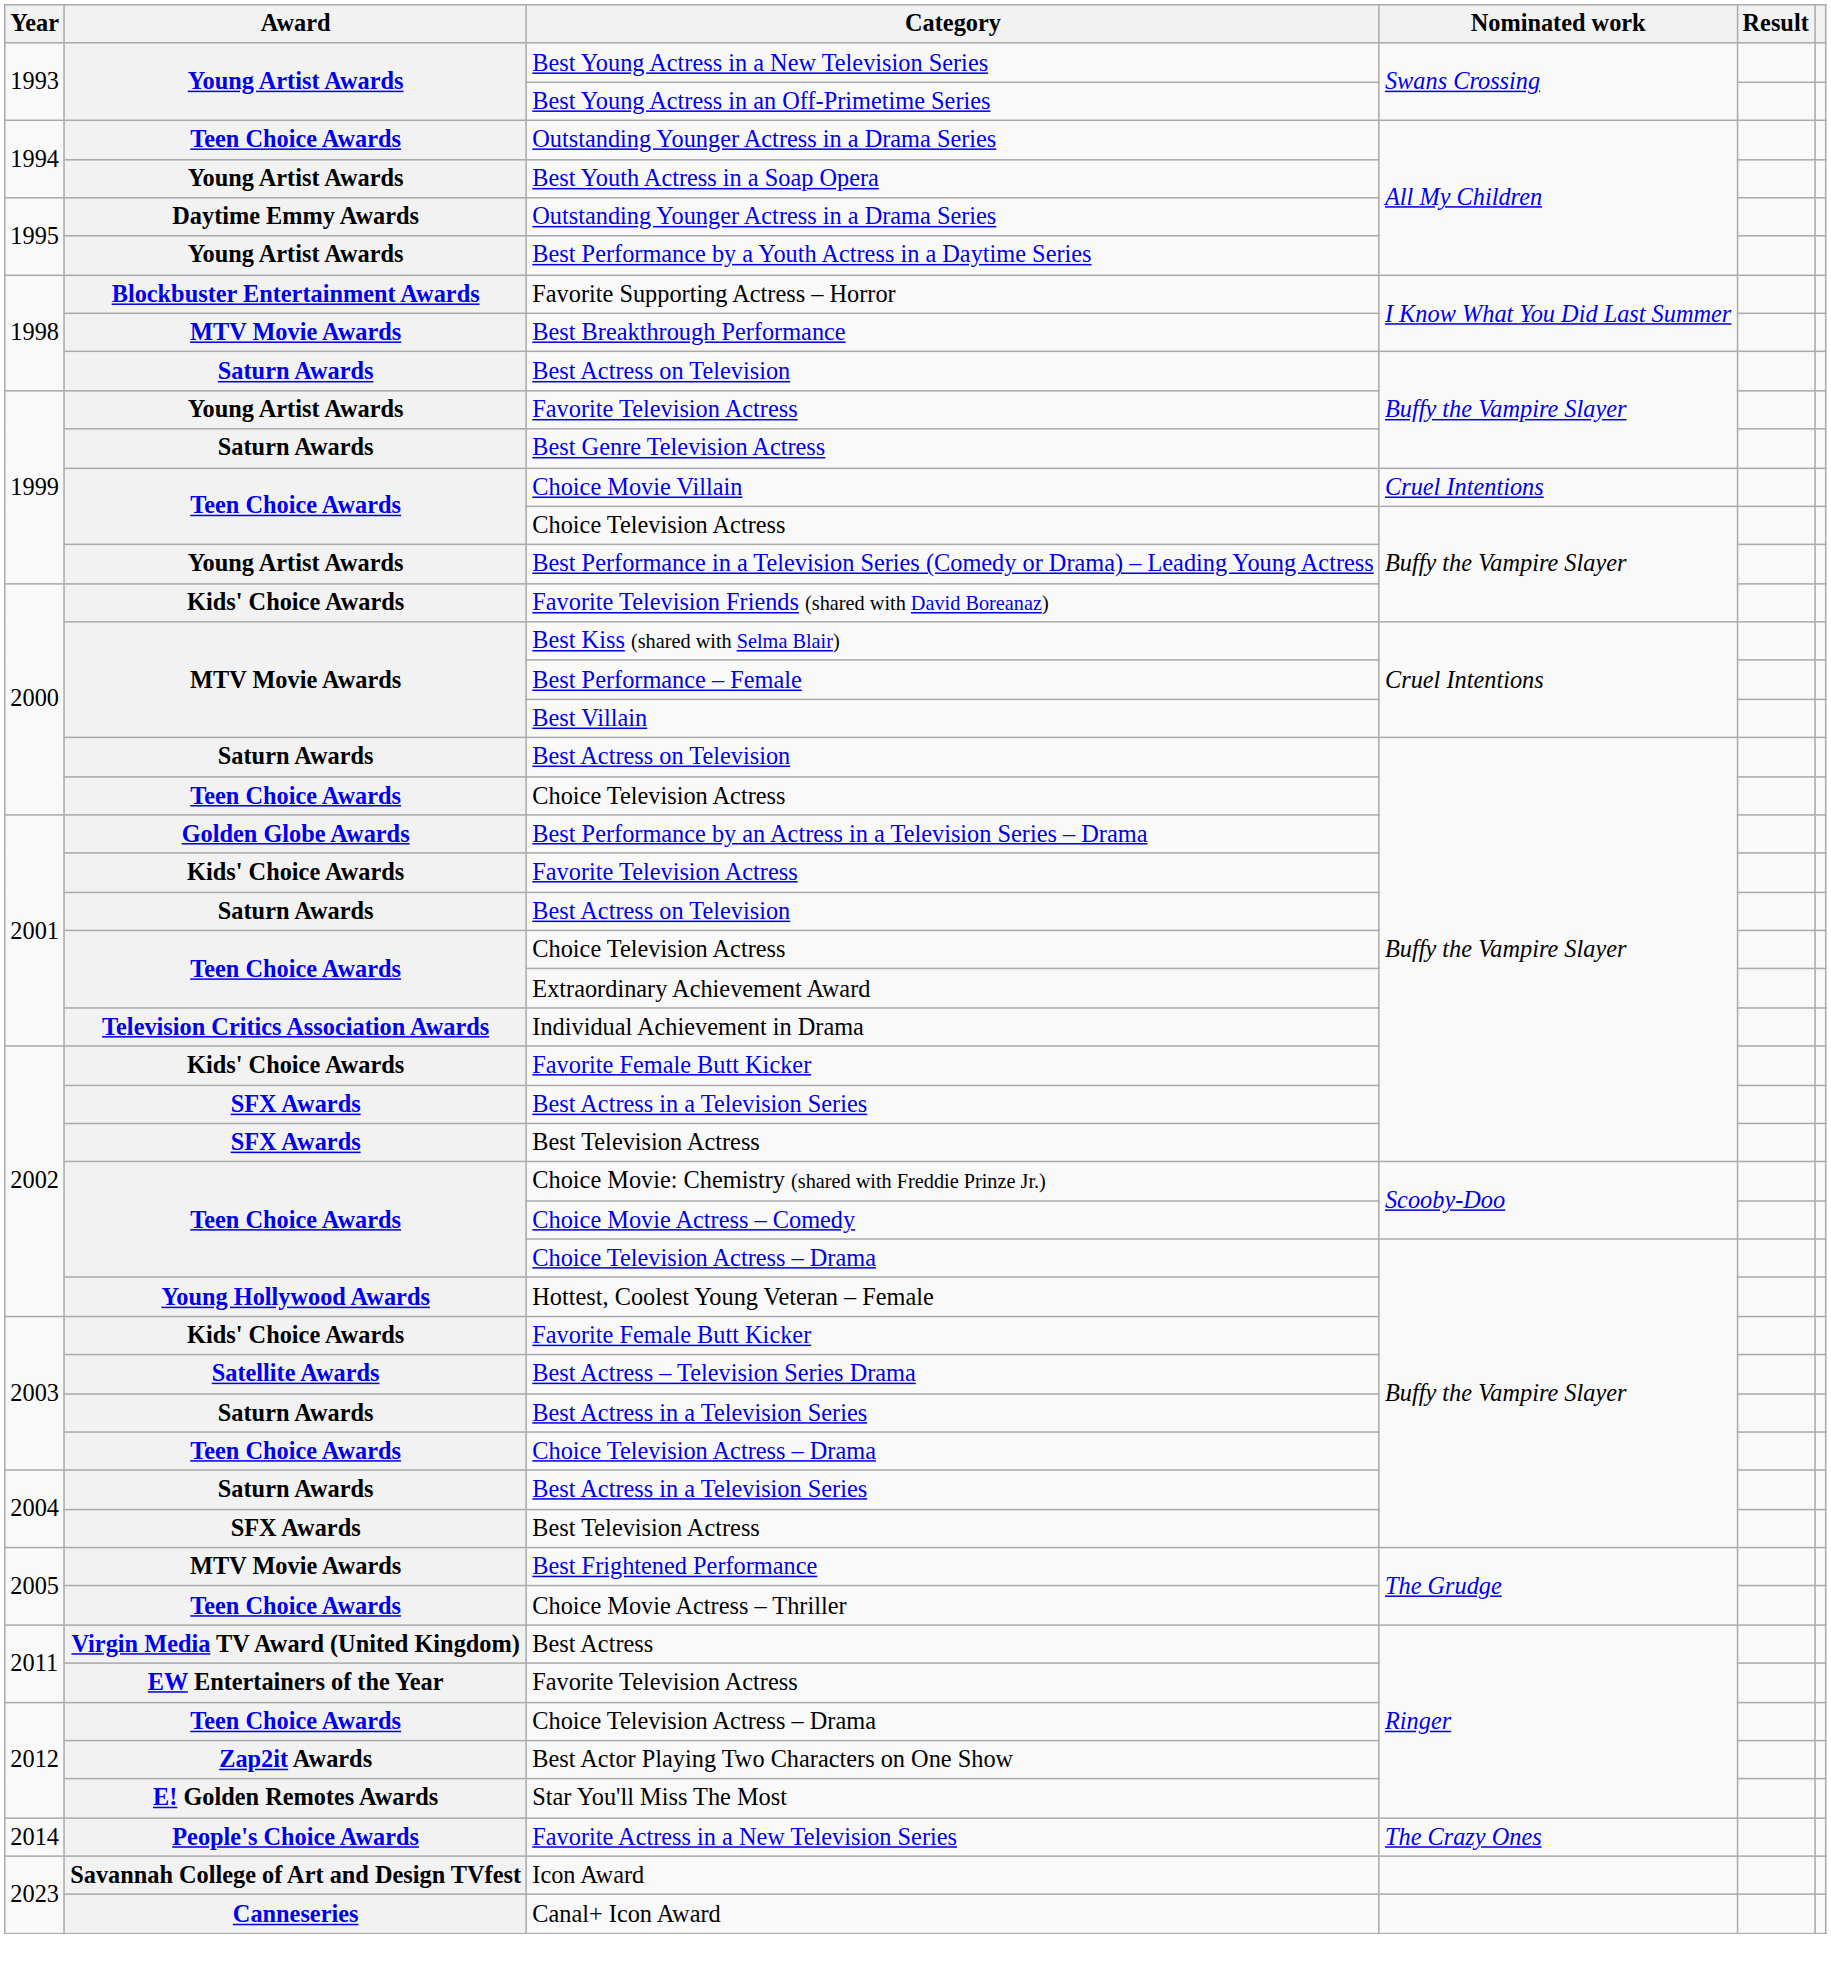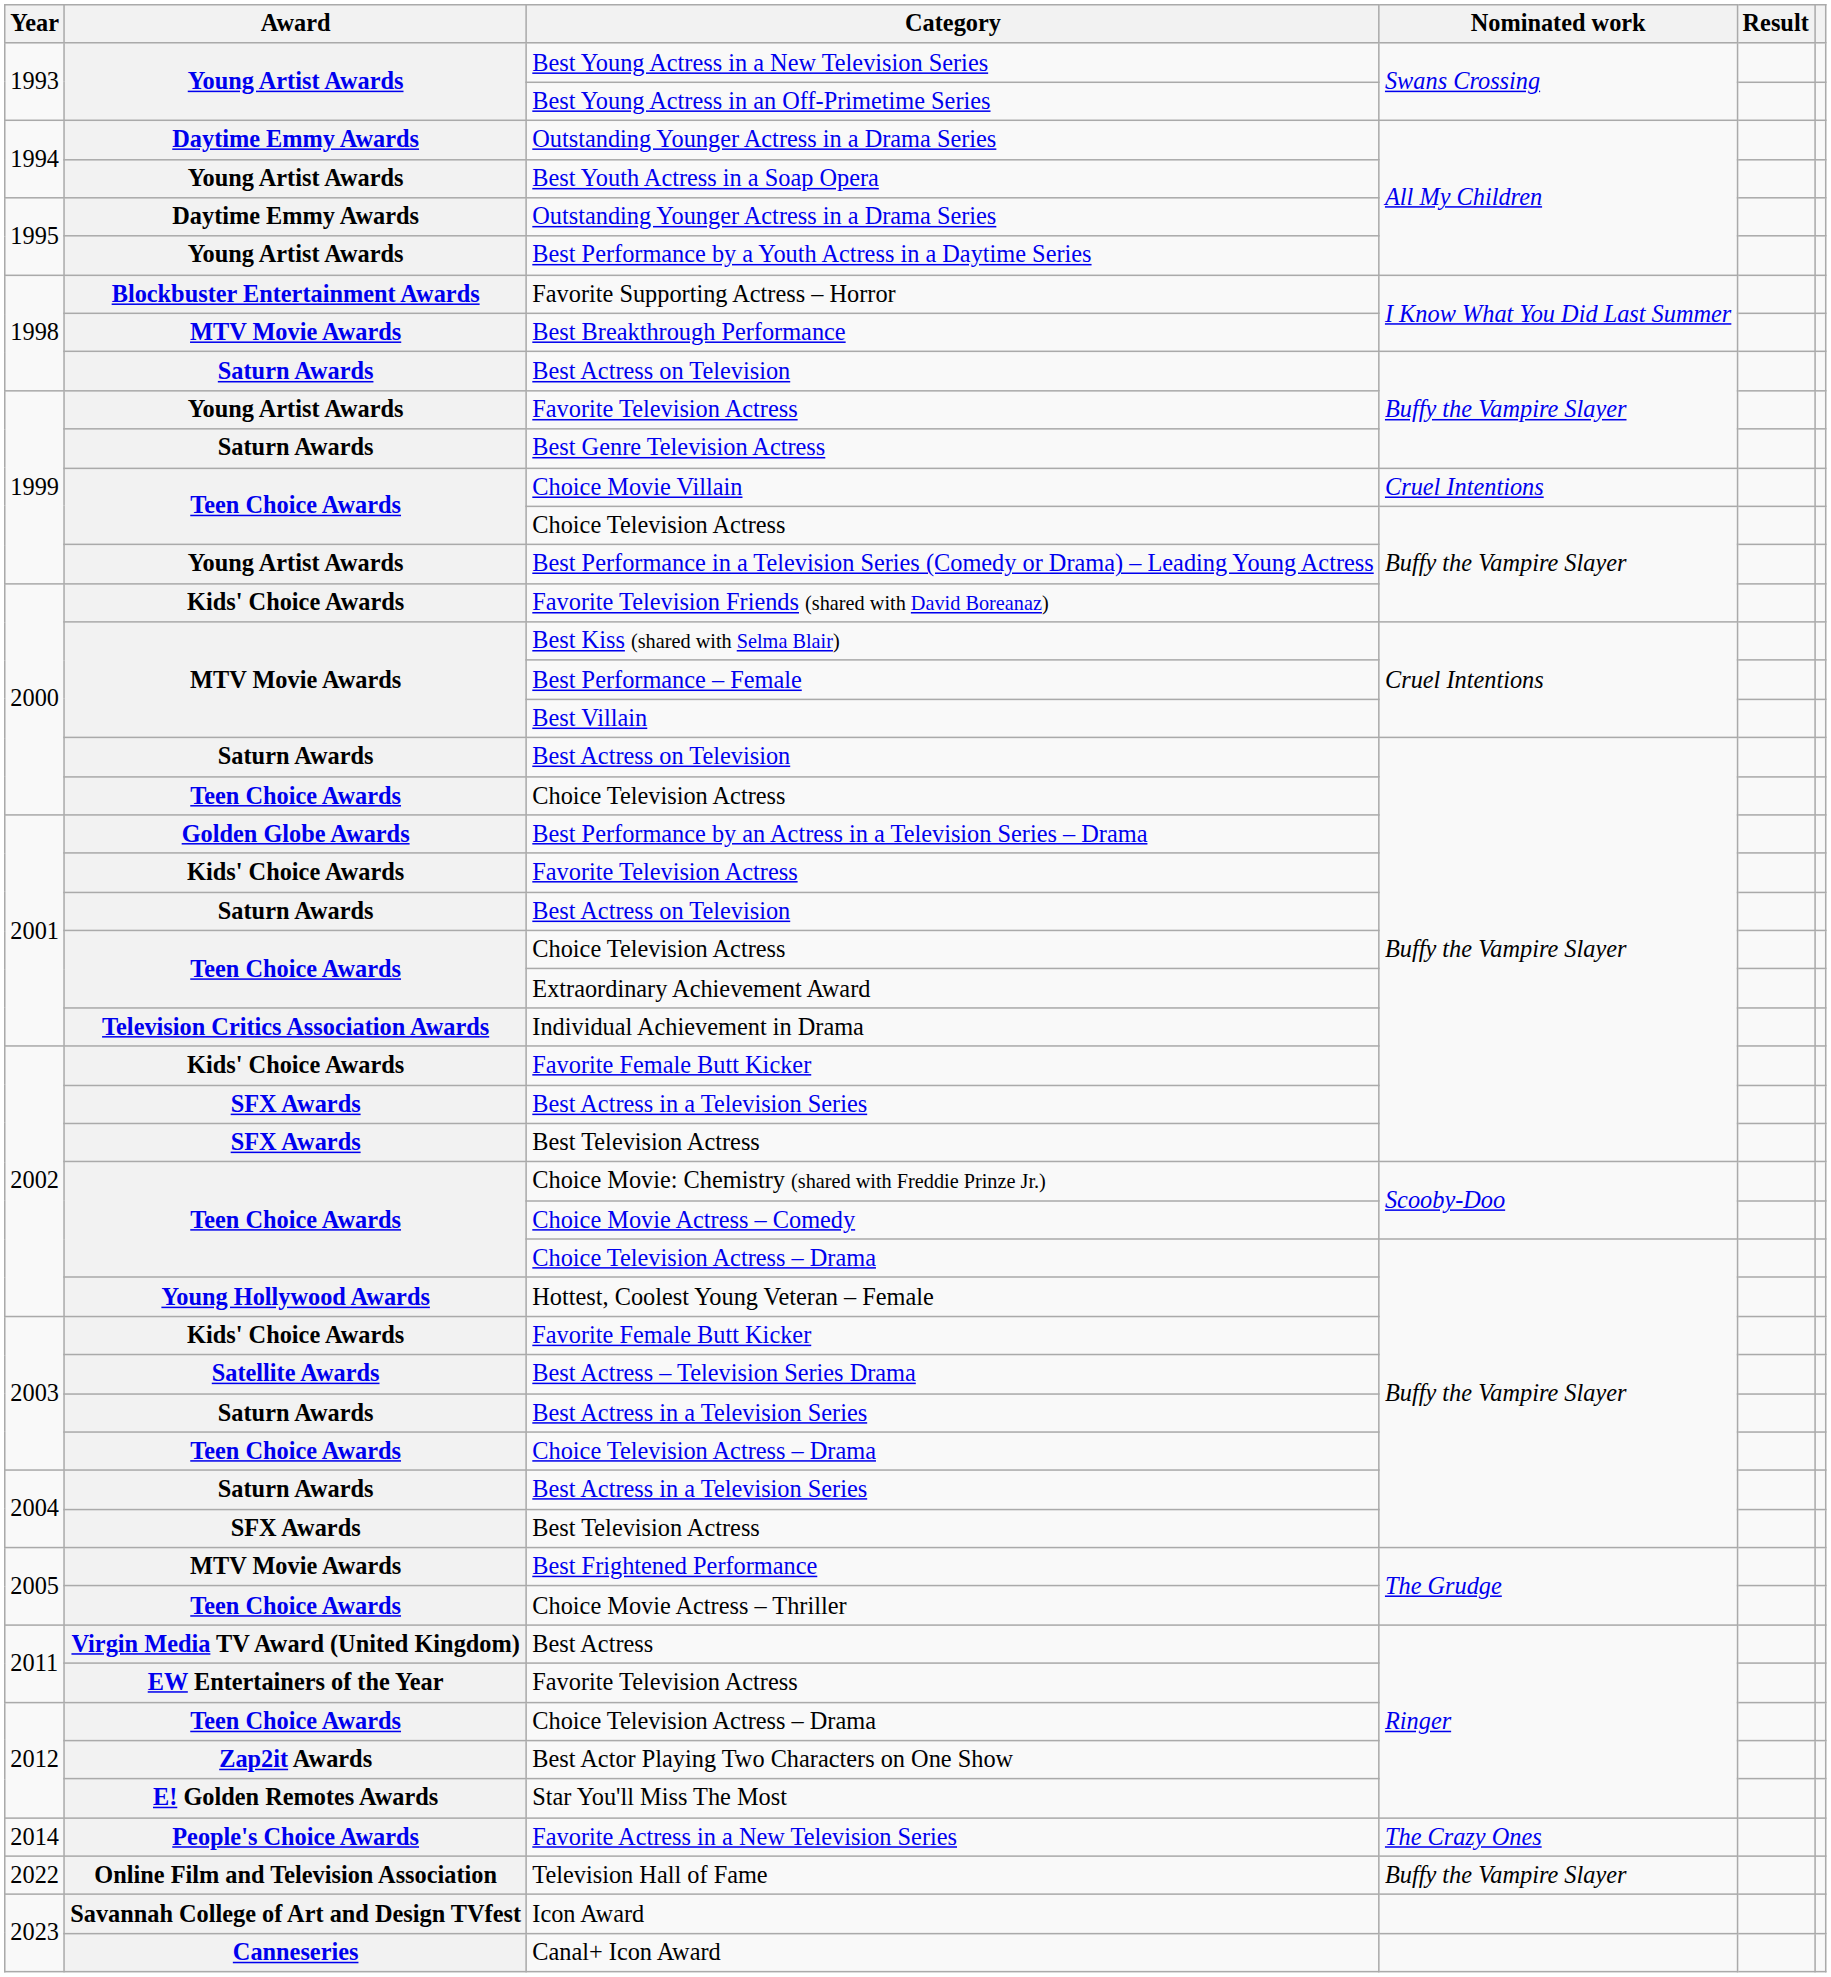(296, 139) Teen Choice Awards -> (296, 139) Daytime Emmy Awards
+ row: (35, 1875)
